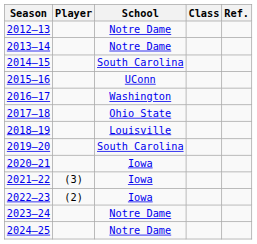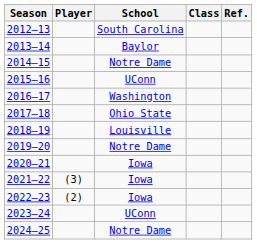(140, 30) Notre Dame -> (140, 30) South Carolina
(140, 46) Notre Dame -> (140, 46) Baylor
(140, 63) South Carolina -> (140, 63) Notre Dame
(140, 147) South Carolina -> (140, 147) Notre Dame
(140, 214) Notre Dame -> (140, 214) UConn
